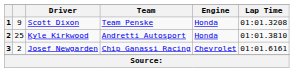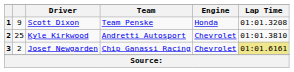(206, 36) Honda -> (215, 36) Chevrolet
(264, 49) no background -> (264, 49) khaki background
